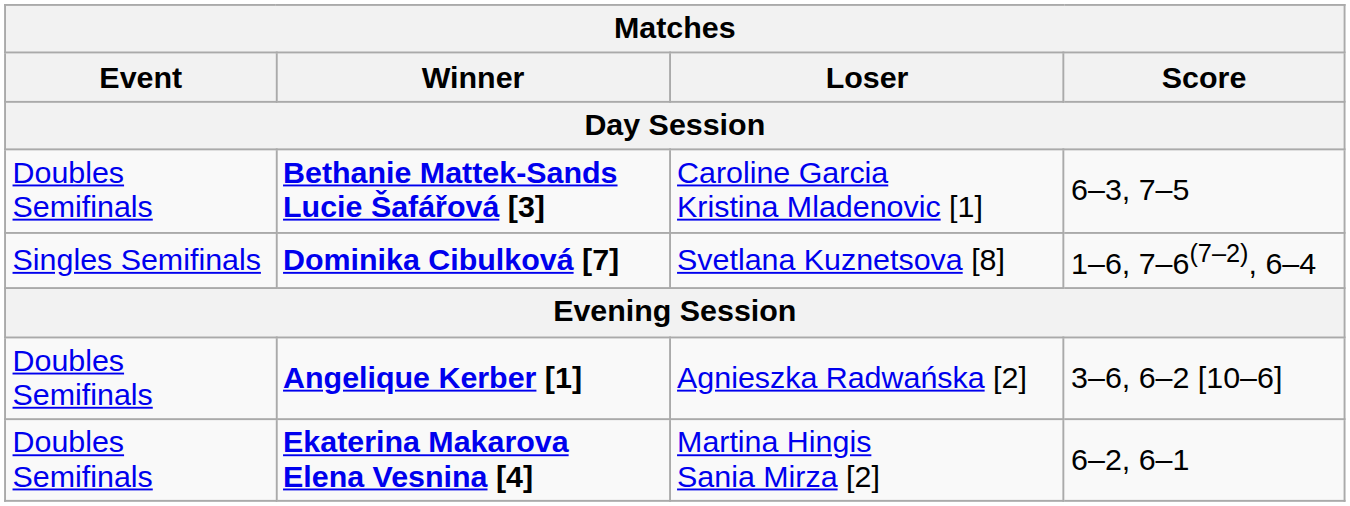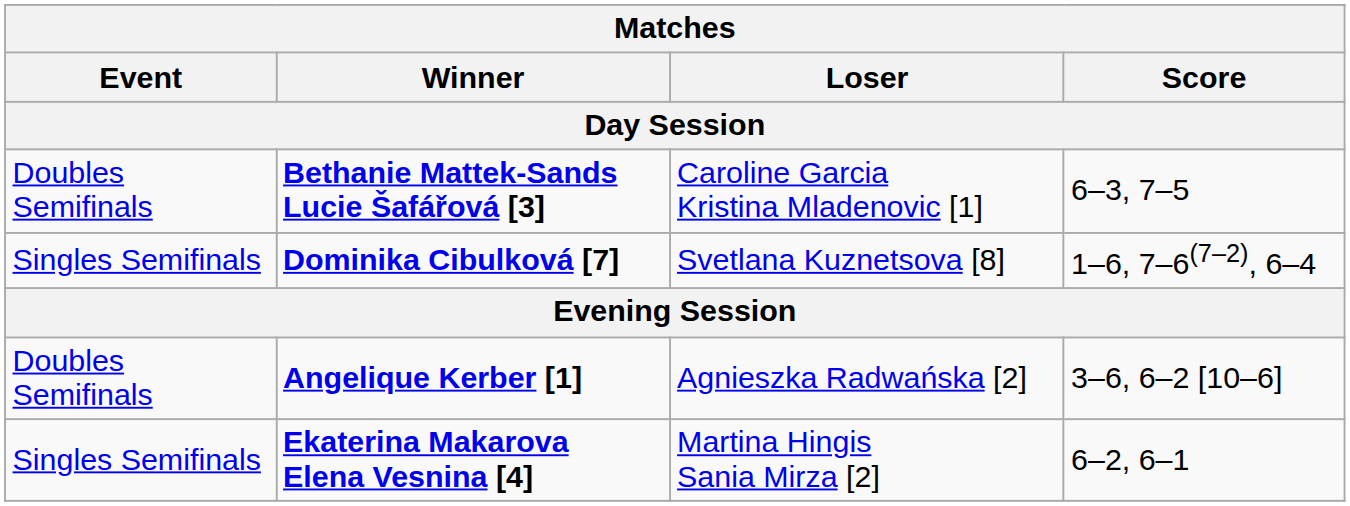(83, 459) Doubles Semifinals -> (137, 459) Singles Semifinals
